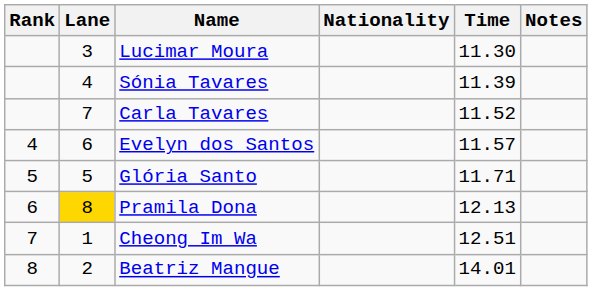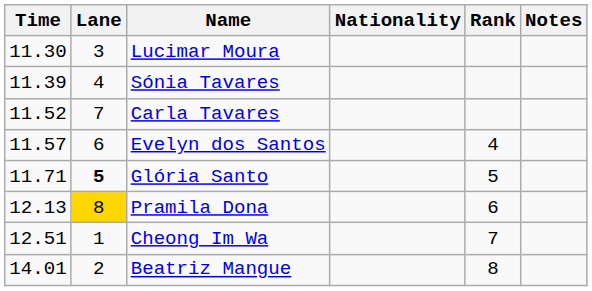columns swapped: (32, 20) <-> (487, 20)
(87, 176) normal -> (99, 176) bold
